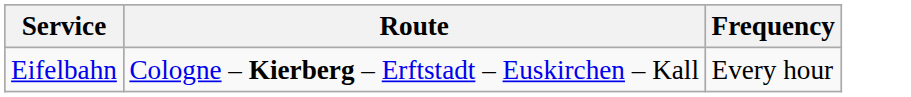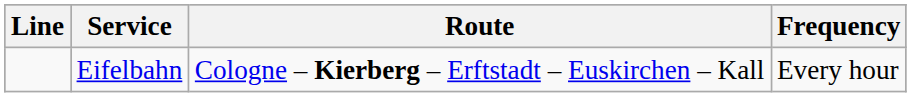+ column: (38, 26)
